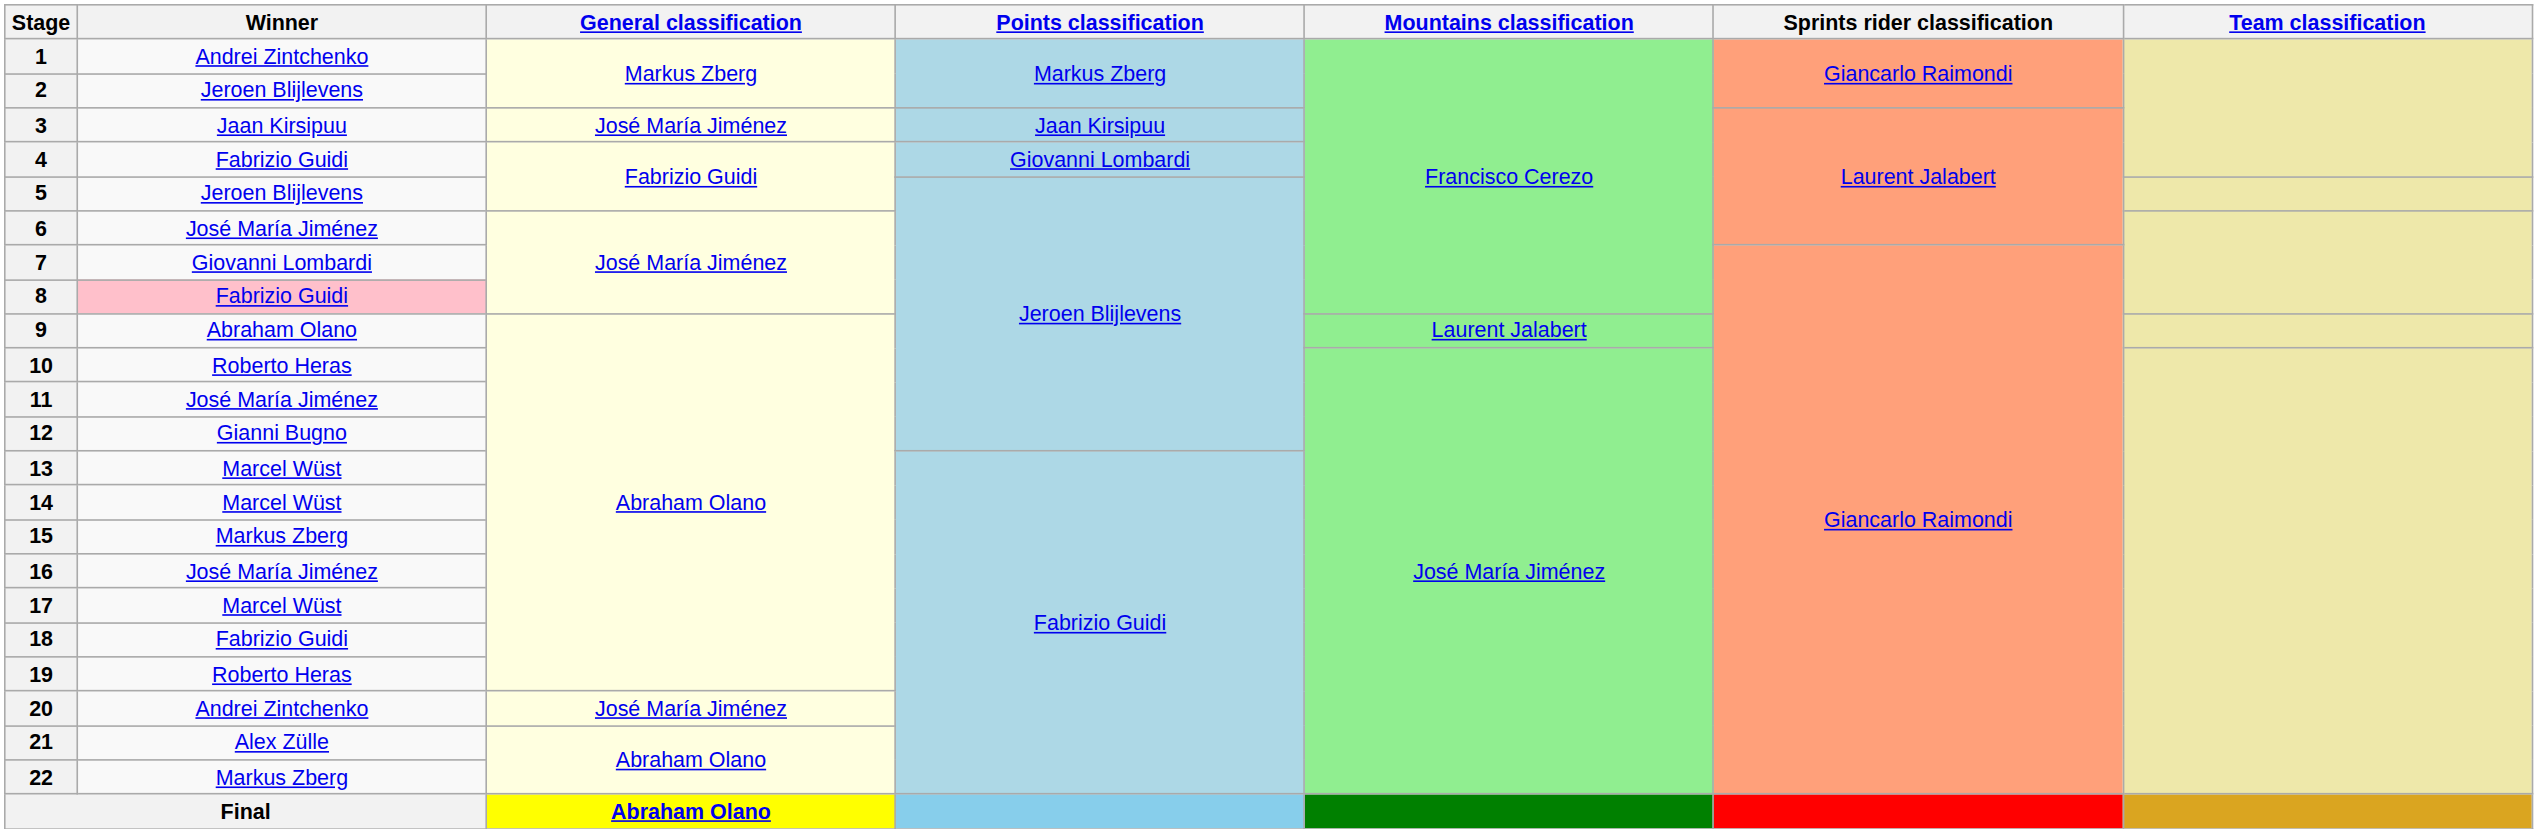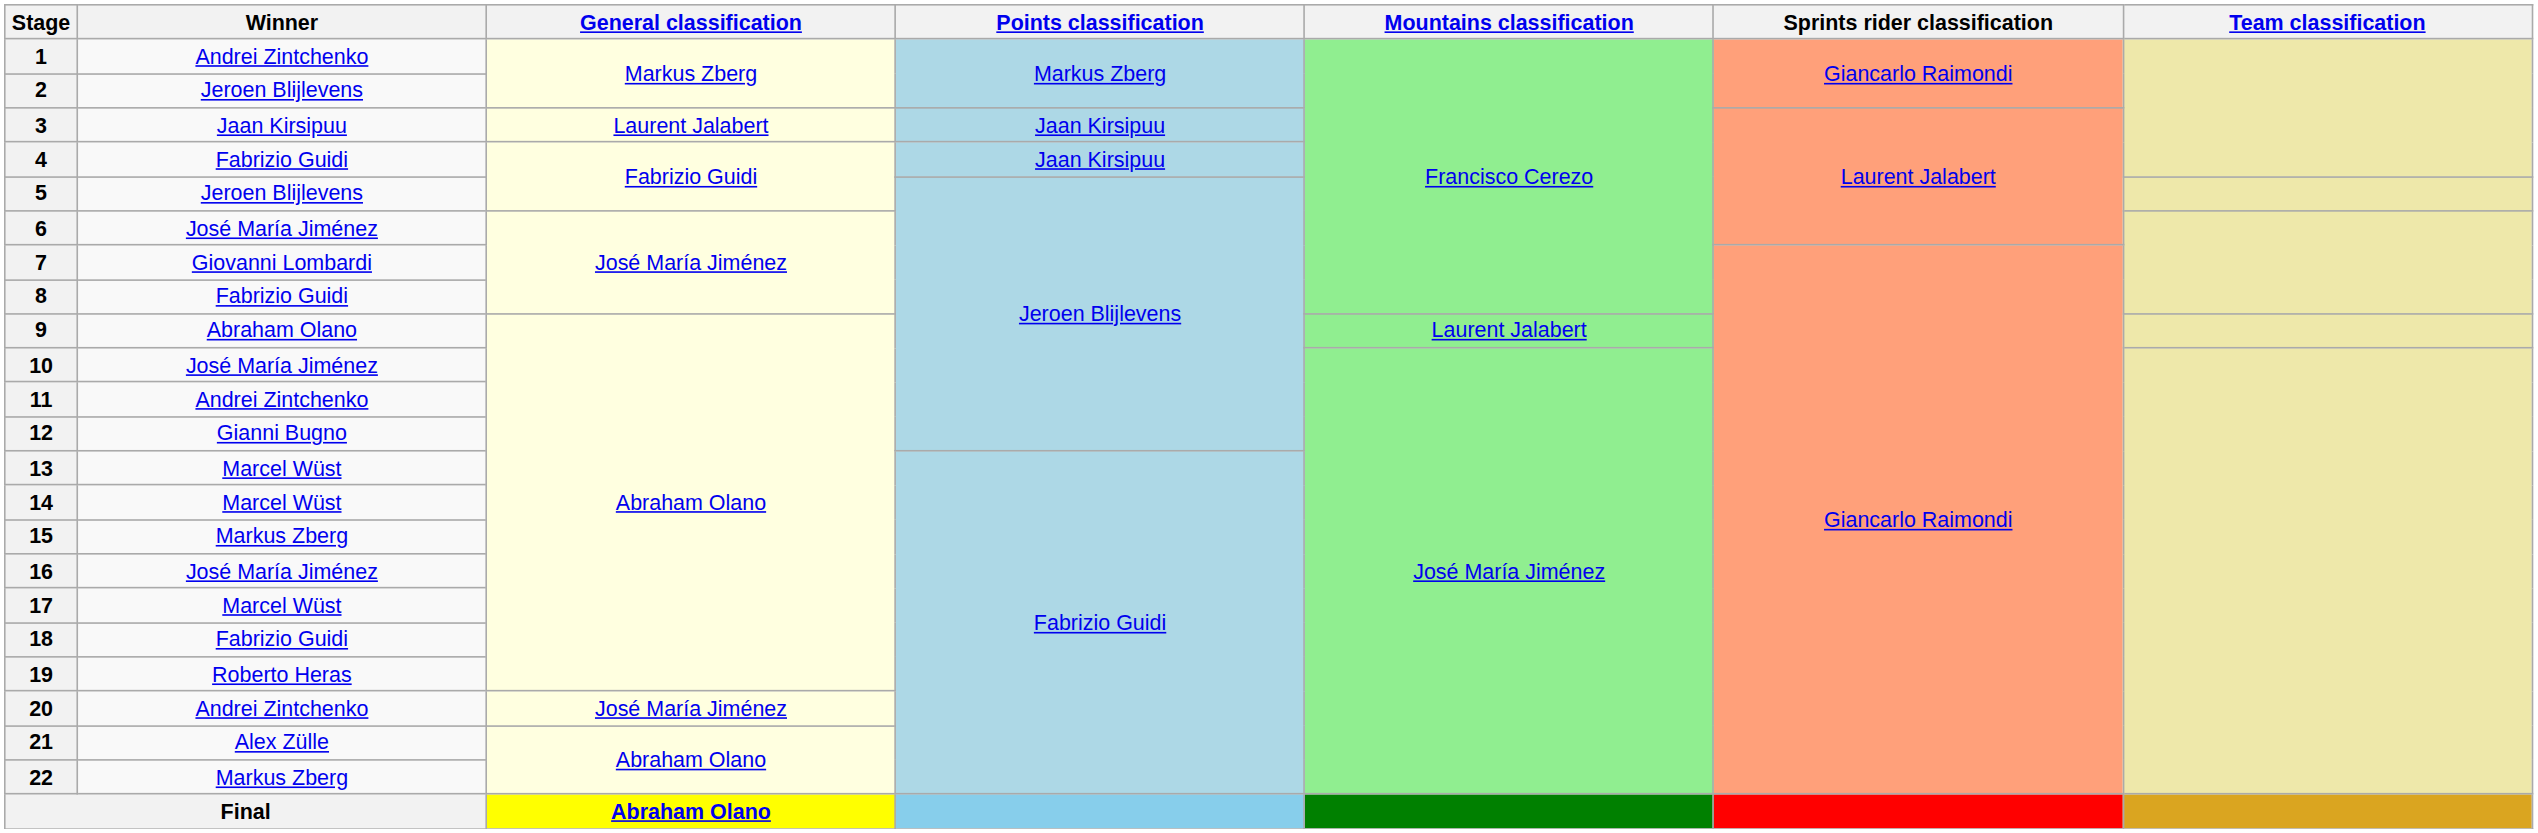(691, 125) José María Jiménez -> (691, 125) Laurent Jalabert
(1100, 160) Giovanni Lombardi -> (1100, 160) Jaan Kirsipuu
(282, 297) pink background -> (282, 297) no background
(282, 365) Roberto Heras -> (282, 365) José María Jiménez
(282, 400) José María Jiménez -> (282, 400) Andrei Zintchenko
